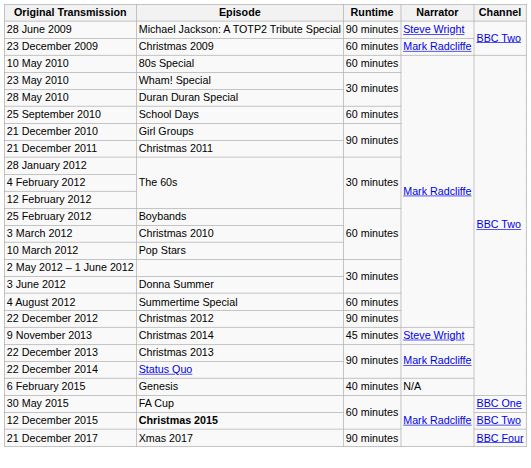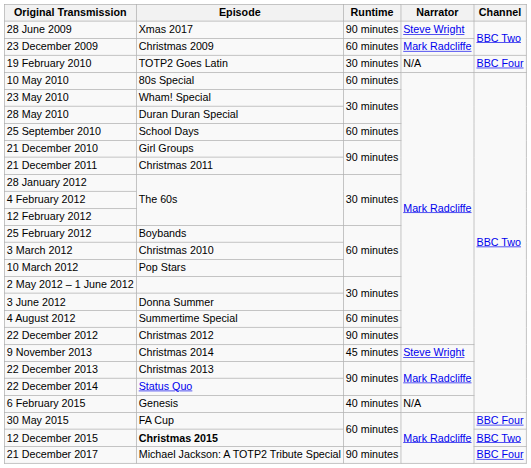(240, 30) Michael Jackson: A TOTP2 Tribute Special -> (166, 30) Xmas 2017
+ row: (49, 64)
(499, 404) BBC One -> (500, 421) BBC Four
(166, 438) Xmas 2017 -> (240, 455) Michael Jackson: A TOTP2 Tribute Special
